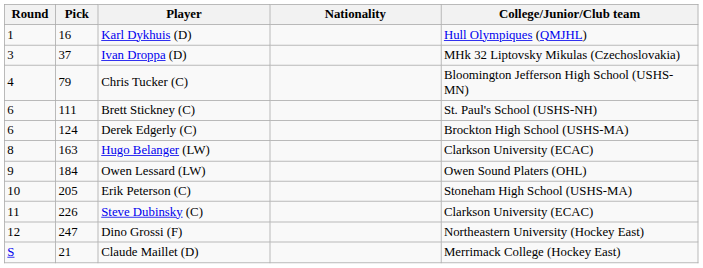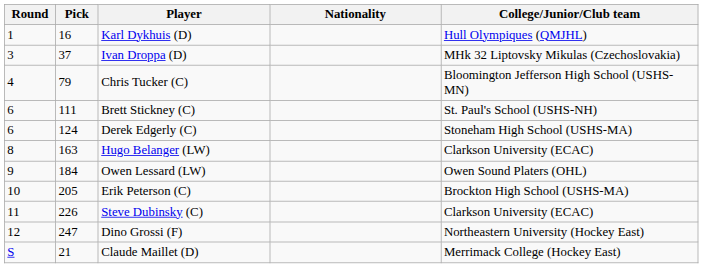(536, 130) Brockton High School (USHS-MA) -> (538, 130) Stoneham High School (USHS-MA)
(538, 191) Stoneham High School (USHS-MA) -> (536, 191) Brockton High School (USHS-MA)
